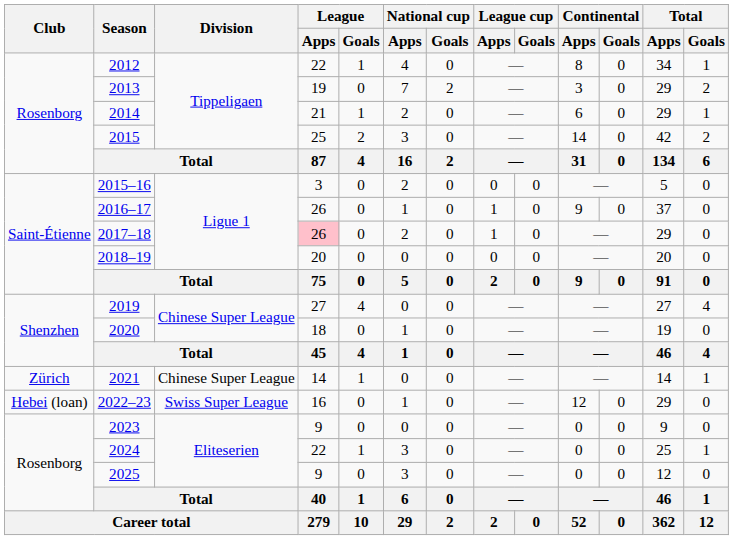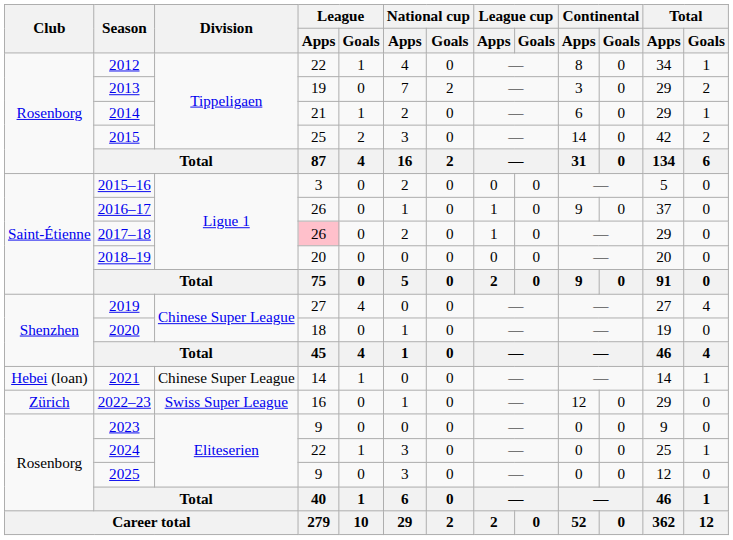(49, 378) Zürich -> (49, 378) Hebei (loan)
(49, 402) Hebei (loan) -> (49, 402) Zürich
